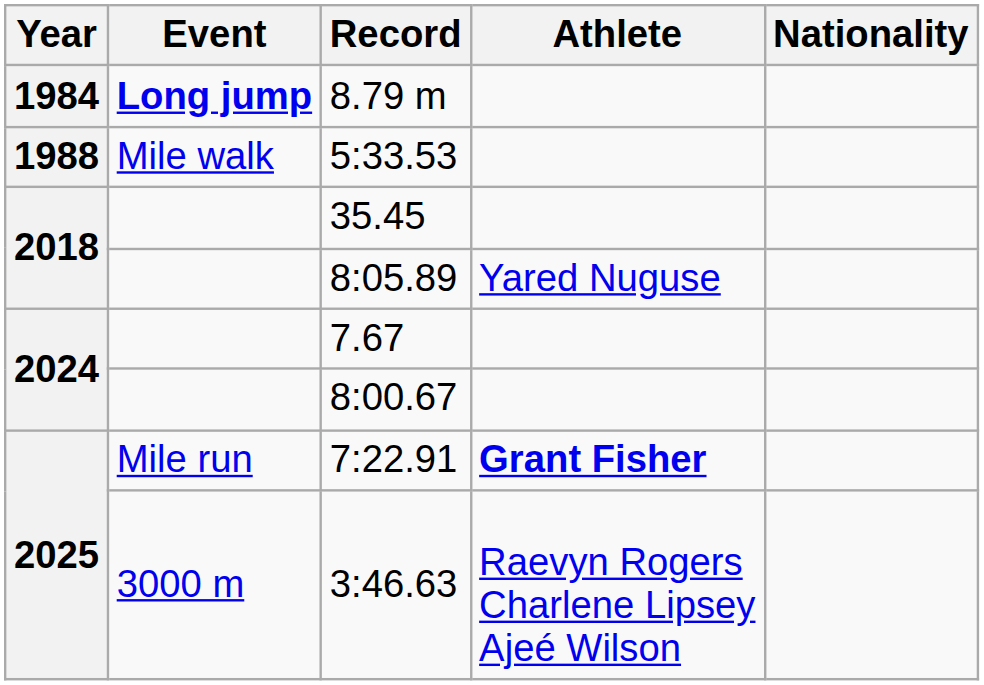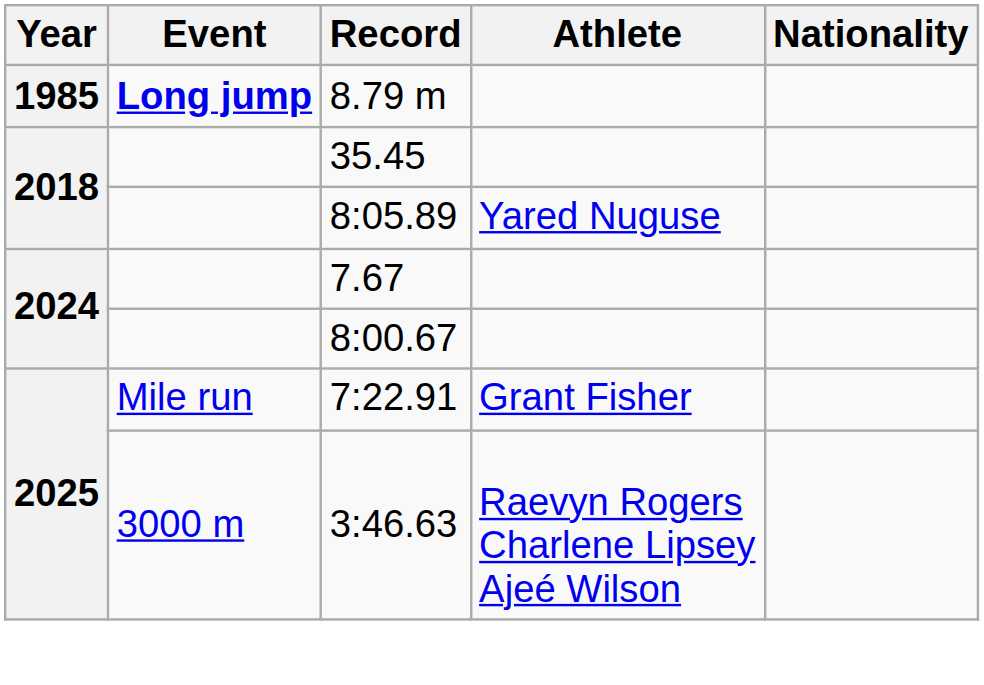(57, 95) 1984 -> (57, 95) 1985
- row: (394, 156)
(593, 459) bold -> (585, 398) normal
